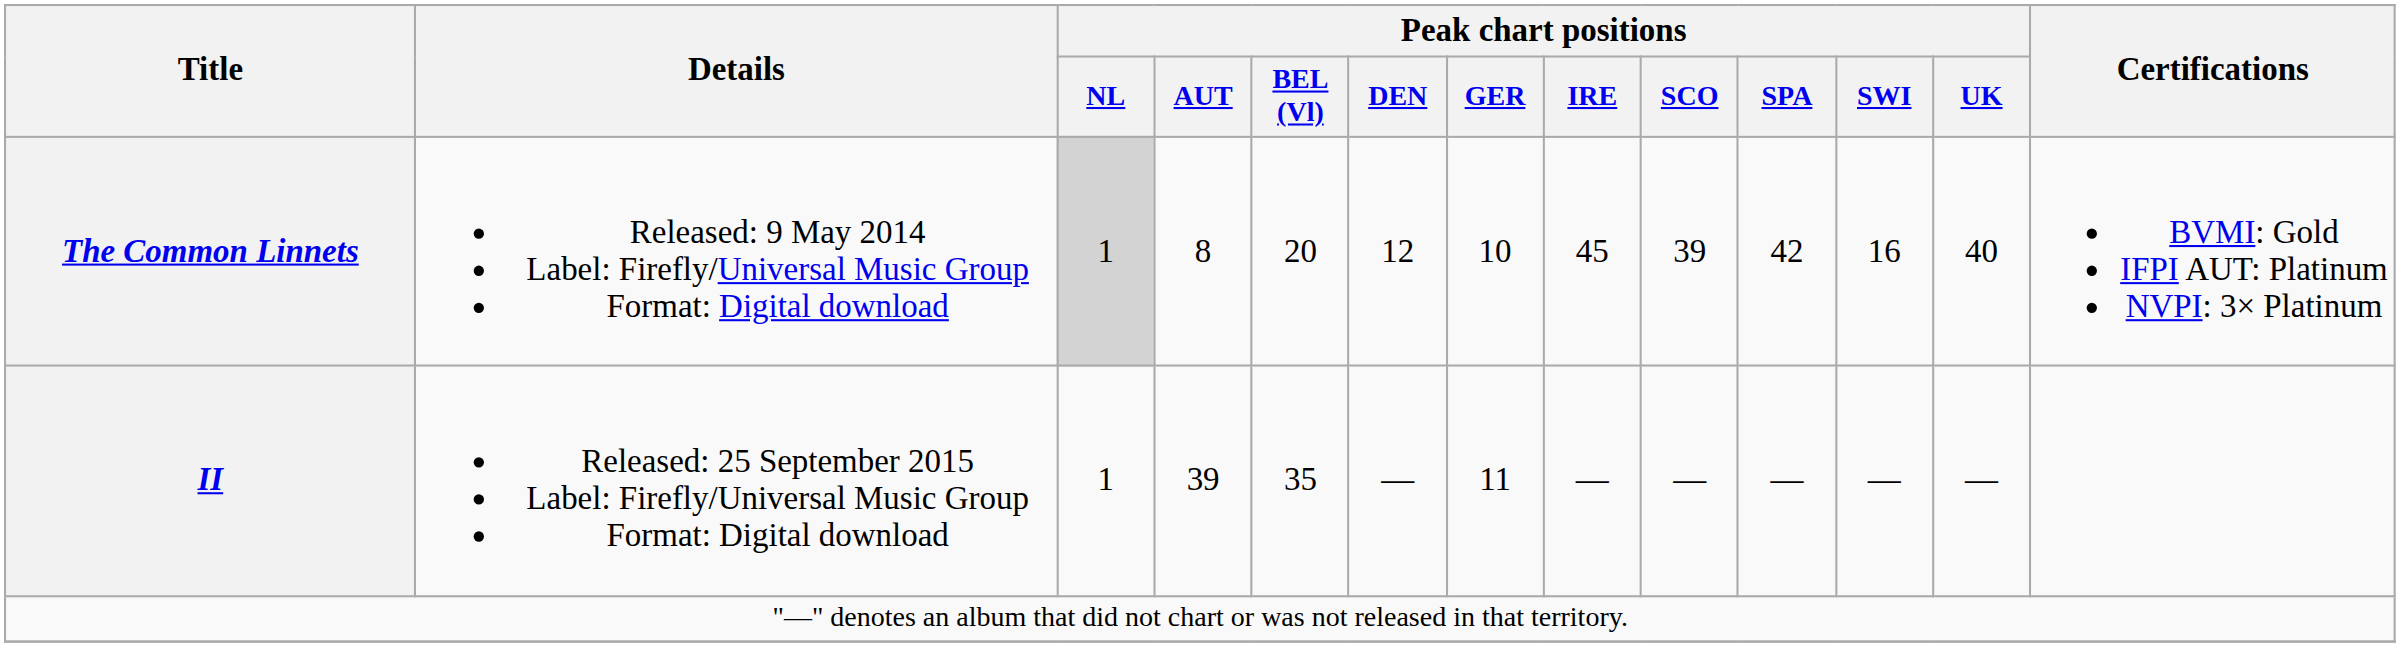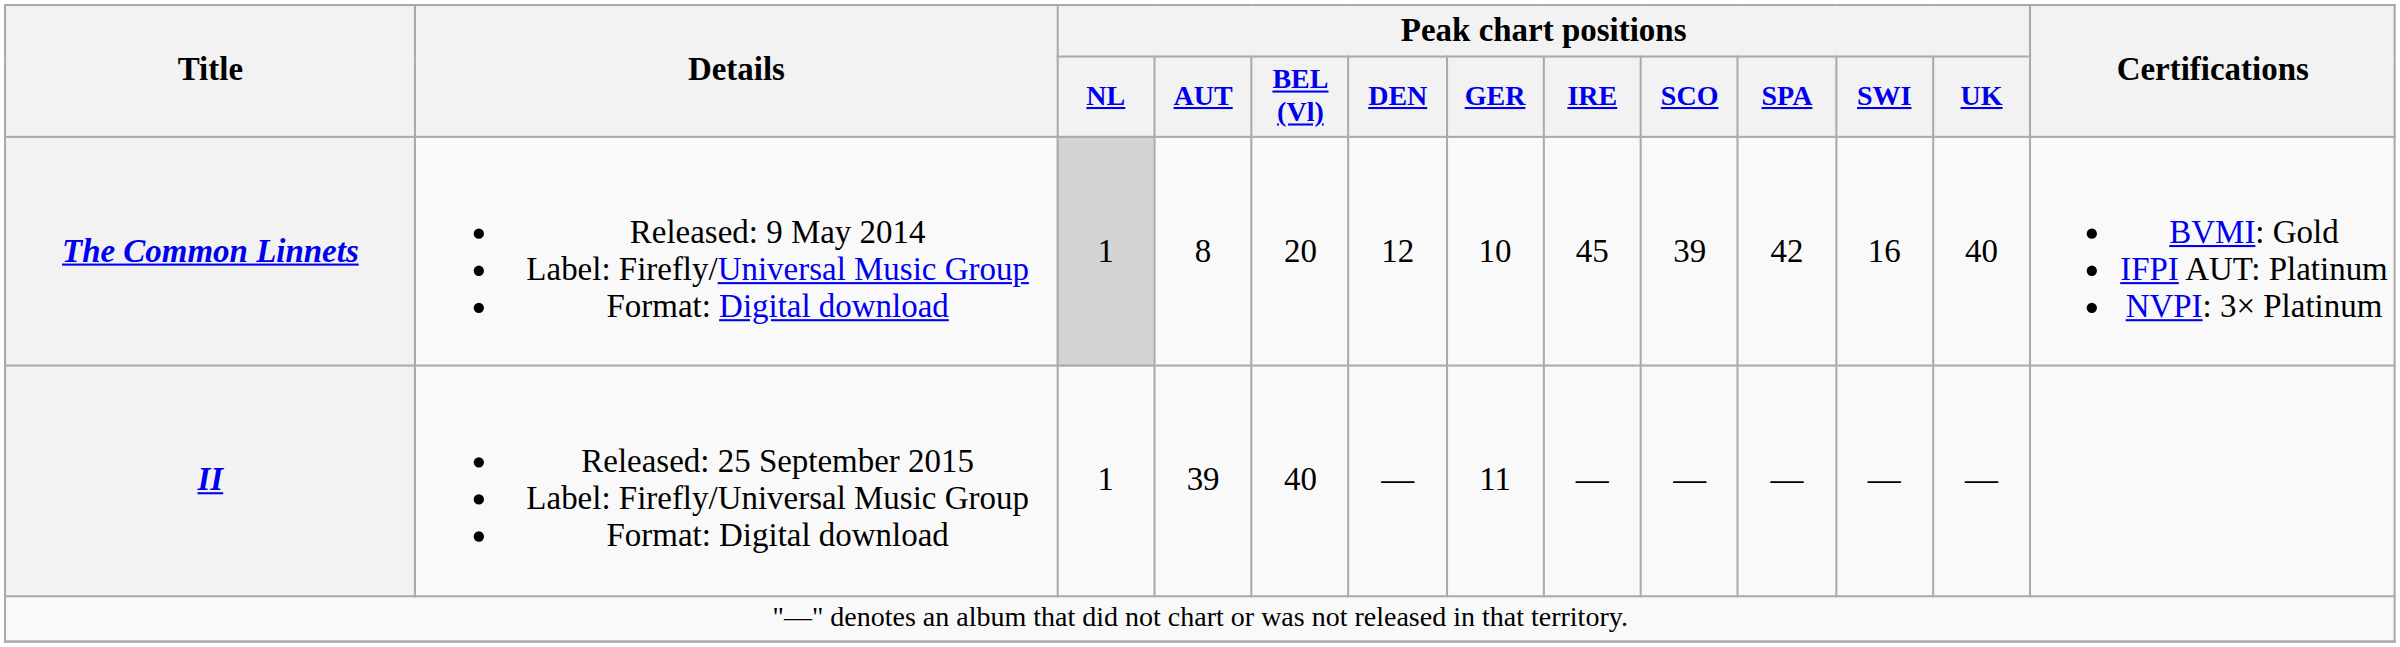(1300, 480) 35 -> (1300, 480) 40
